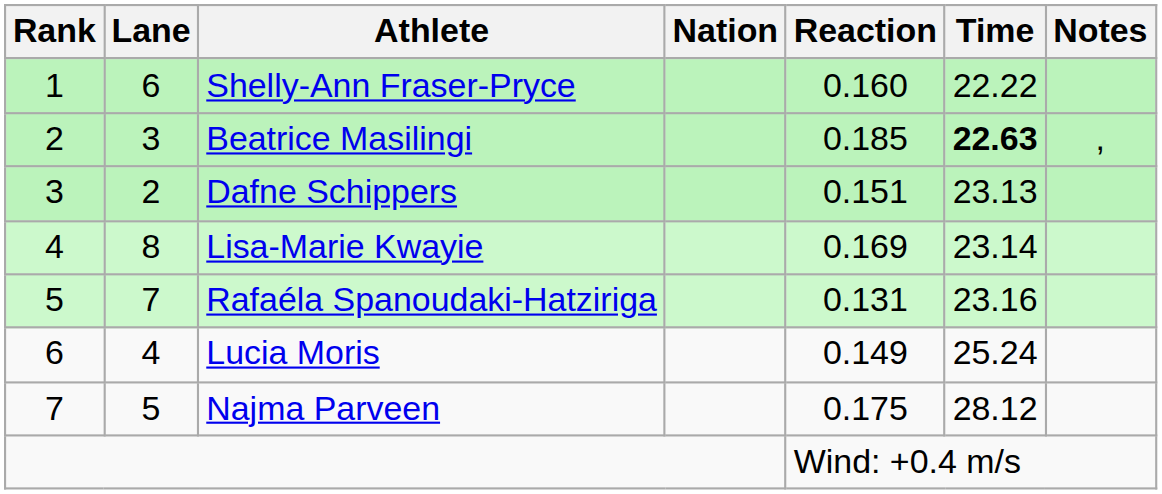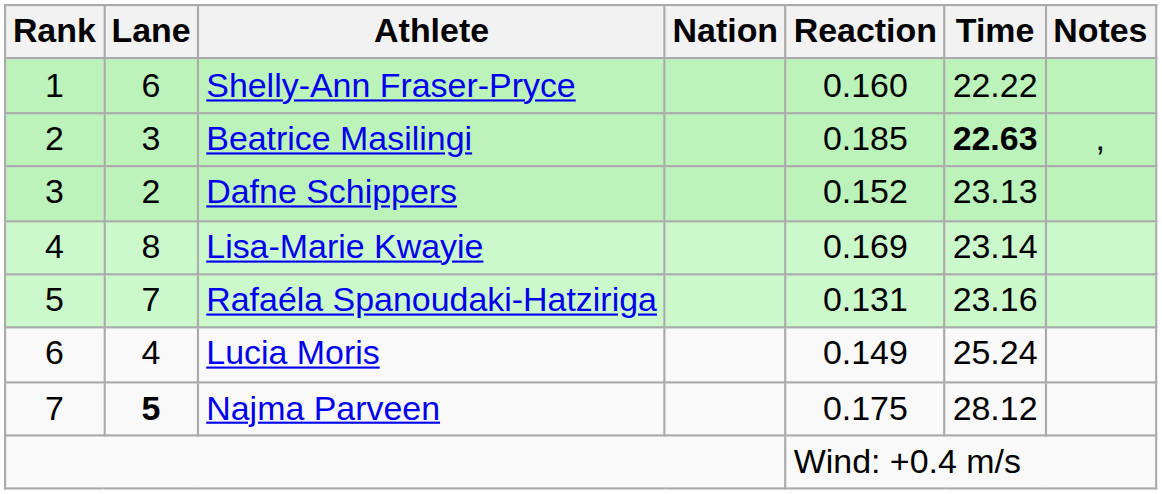(865, 192) 0.151 -> (865, 192) 0.152
(151, 407) normal -> (151, 407) bold
